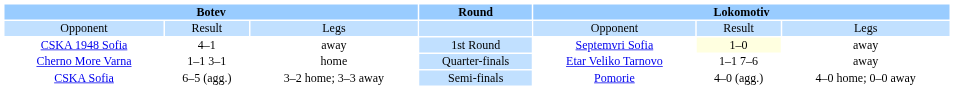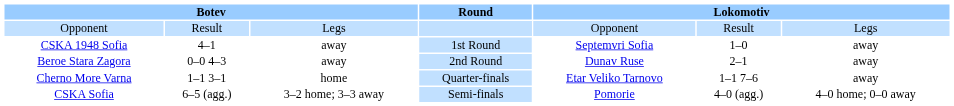(739, 45) lightyellow background -> (739, 45) no background
+ row: (84, 61)
